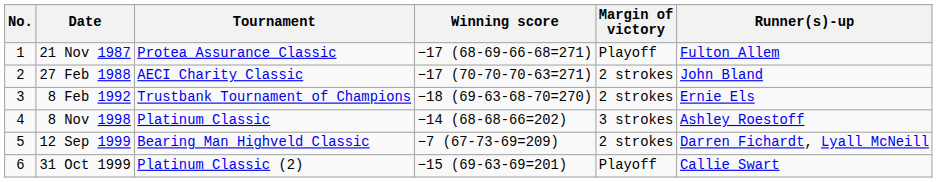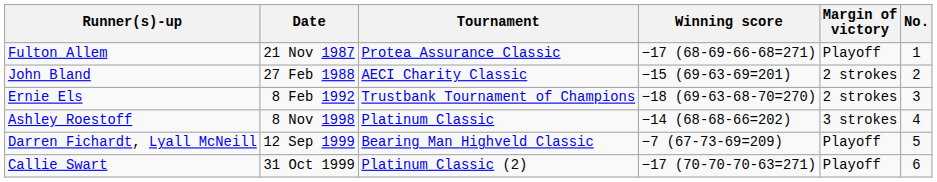columns swapped: (20, 24) <-> (804, 24)
(505, 76) −17 (70-70-70-63=271) -> (717, 76) −15 (69-63-69=201)
(636, 143) 2 strokes -> (852, 143) Playoff
(492, 166) −15 (69-63-69=201) -> (729, 166) −17 (70-70-70-63=271)
